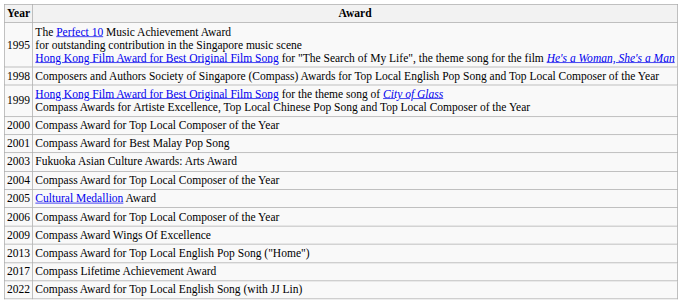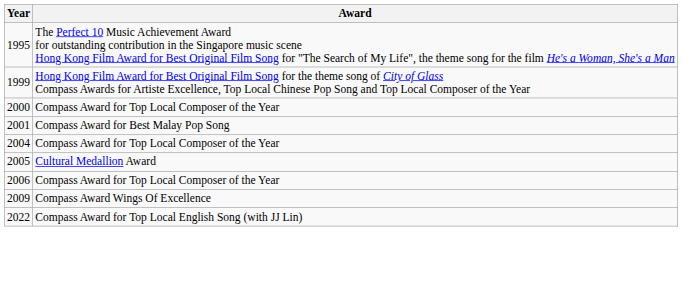- row: (19, 76)
- row: (19, 162)
- row: (19, 253)
- row: (19, 271)
